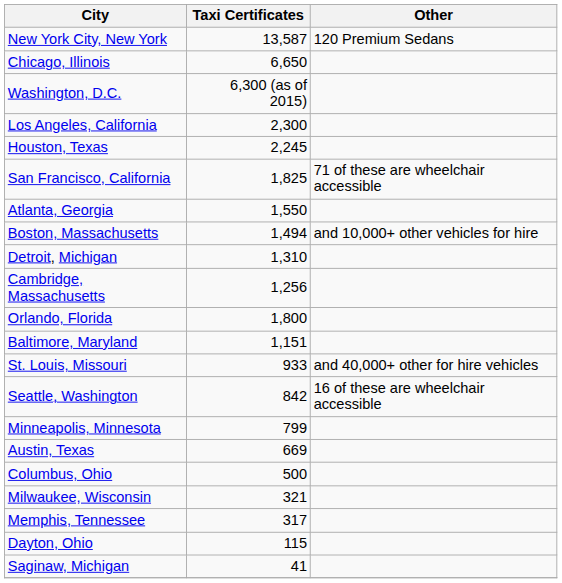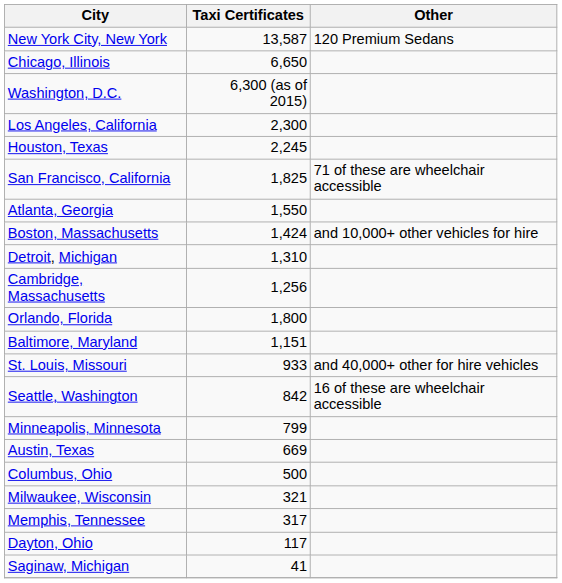(289, 233) 1,494 -> (289, 233) 1,424
(295, 543) 115 -> (295, 543) 117
